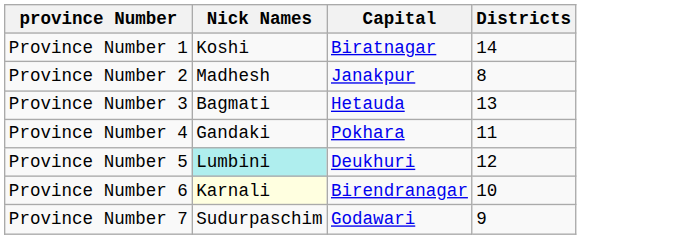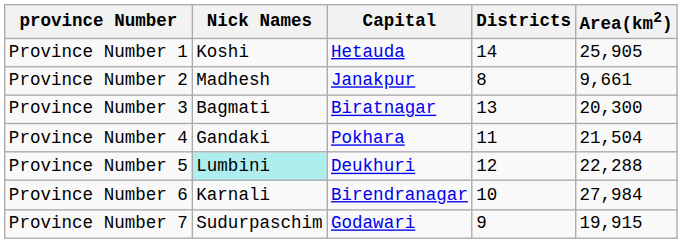+ column: (626, 21)
(384, 48) Biratnagar -> (368, 52) Hetauda
(368, 105) Hetauda -> (384, 109) Biratnagar
(233, 191) lightyellow background -> (233, 195) no background
